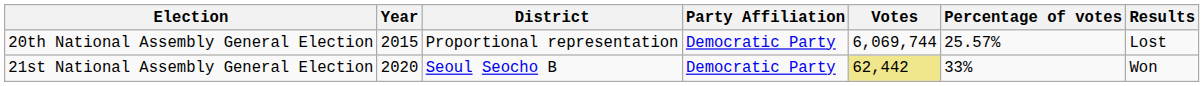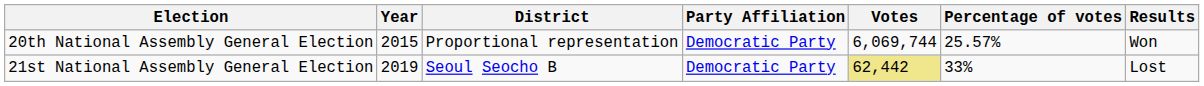(1148, 43) Lost -> (1144, 43) Won
(400, 68) 2020 -> (400, 68) 2019
(1144, 68) Won -> (1148, 68) Lost
